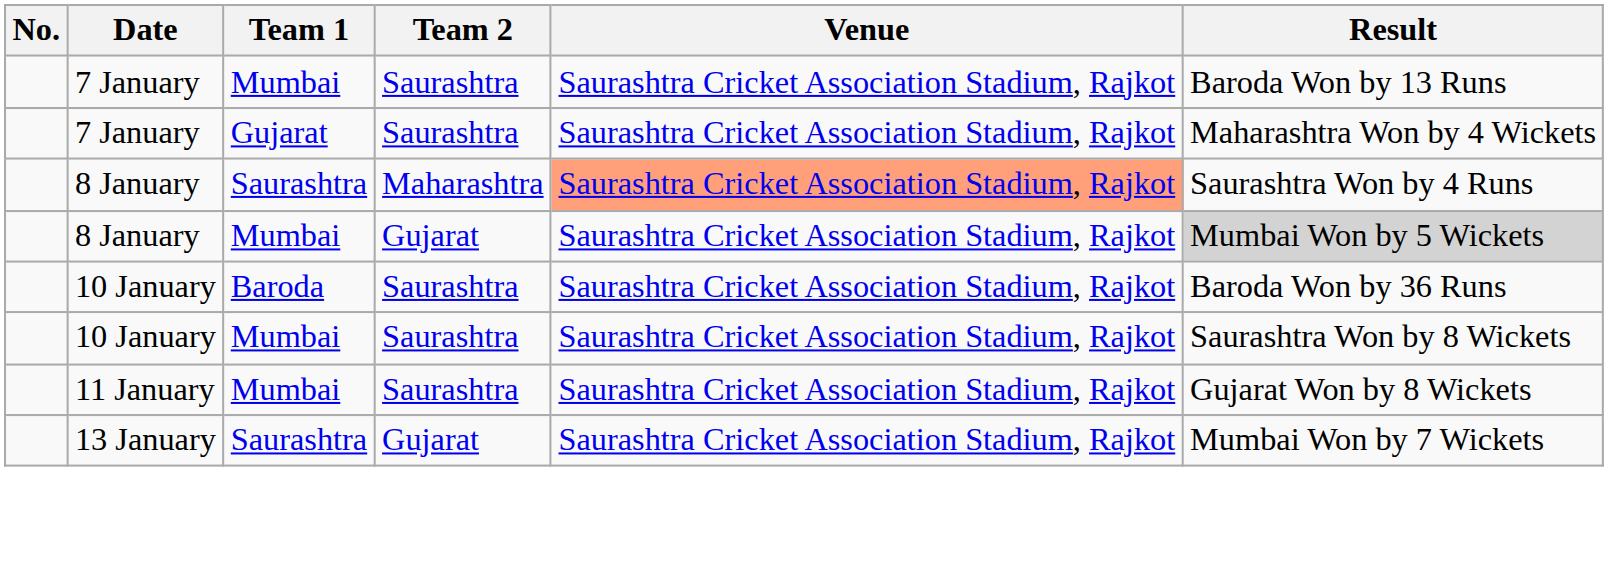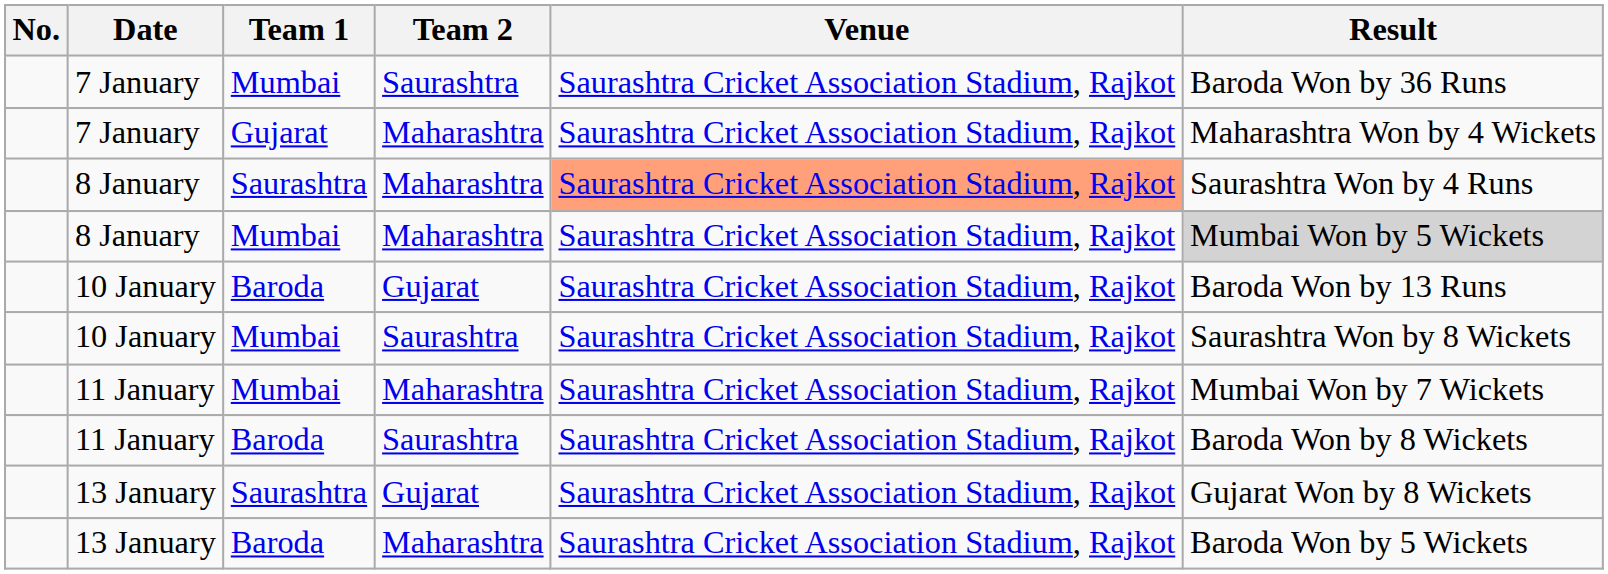(1348, 81) Baroda Won by 13 Runs -> (1348, 81) Baroda Won by 36 Runs
(450, 132) Saurashtra -> (463, 132) Maharashtra
(431, 235) Gujarat -> (463, 235) Maharashtra
(450, 286) Saurashtra -> (431, 286) Gujarat
(1348, 286) Baroda Won by 36 Runs -> (1348, 286) Baroda Won by 13 Runs
(450, 388) Saurashtra -> (463, 388) Maharashtra
(1361, 388) Gujarat Won by 8 Wickets -> (1367, 388) Mumbai Won by 7 Wickets
+ row: (145, 440)
(1367, 440) Mumbai Won by 7 Wickets -> (1361, 491) Gujarat Won by 8 Wickets
+ row: (145, 542)
